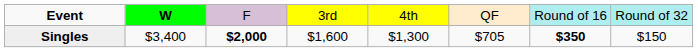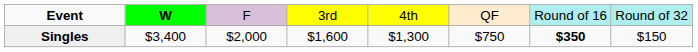(247, 36) bold -> (247, 36) normal
(490, 36) $705 -> (490, 36) $750
